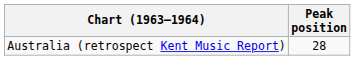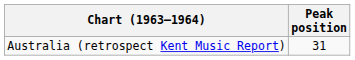(319, 46) 28 -> (319, 46) 31
